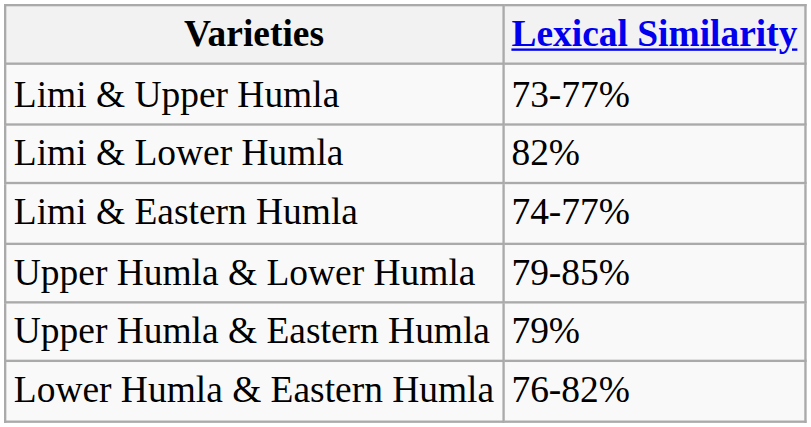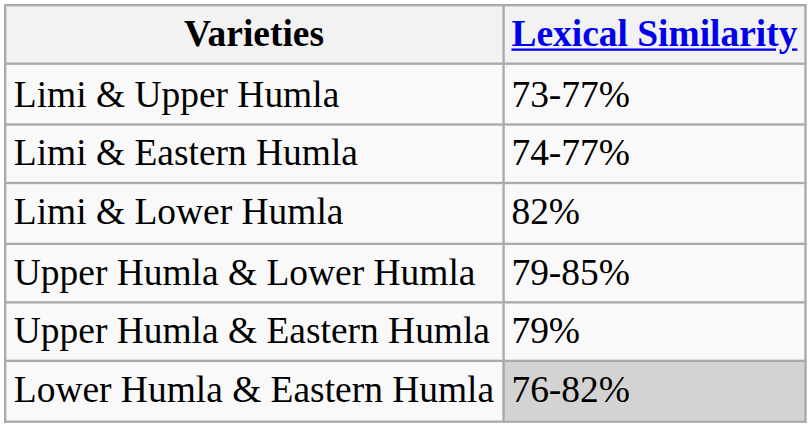rows swapped: (179, 152) <-> (186, 212)
(571, 390) no background -> (571, 390) lightgrey background
